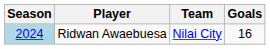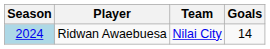(245, 34) 16 -> (245, 34) 14
